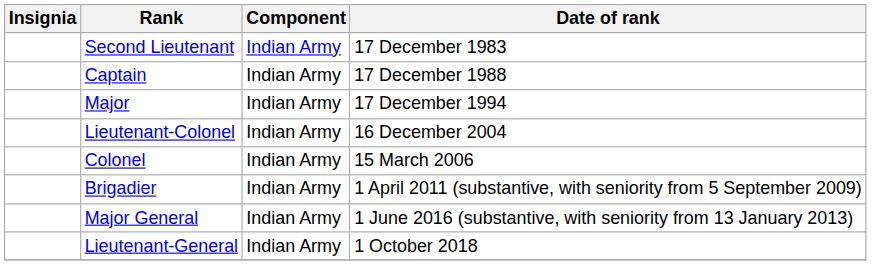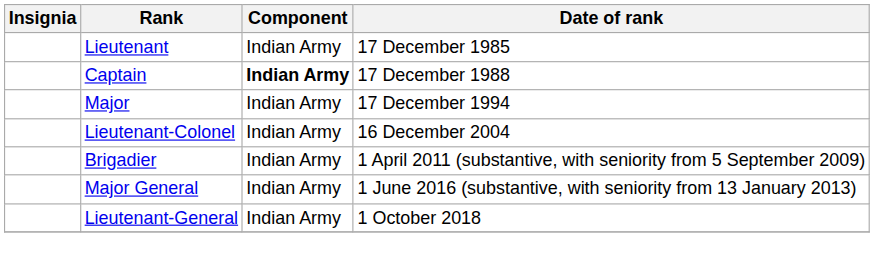- row: (159, 47)
+ row: (127, 47)
(294, 75) normal -> (298, 75) bold
- row: (115, 160)
